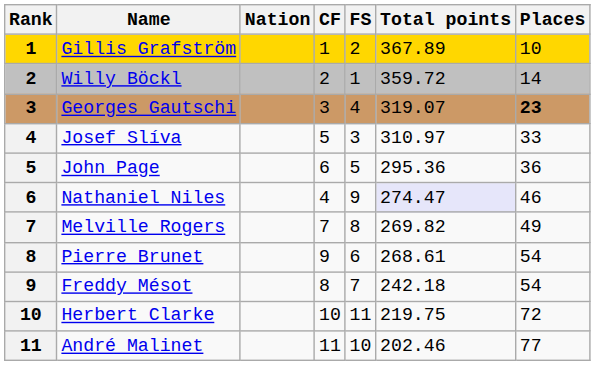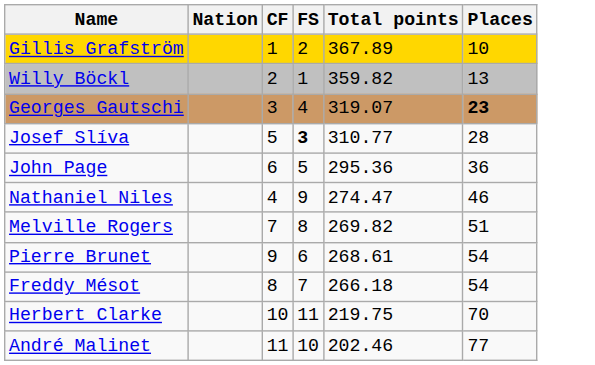- column: (31, 20)
(413, 79) 359.72 -> (360, 79) 359.82
(531, 79) 14 -> (478, 79) 13
(355, 138) normal -> (303, 138) bold
(413, 138) 310.97 -> (360, 138) 310.77
(531, 138) 33 -> (478, 138) 28
(413, 198) lavender background -> (360, 198) no background
(531, 227) 49 -> (478, 227) 51
(413, 286) 242.18 -> (360, 286) 266.18
(531, 316) 72 -> (478, 316) 70
